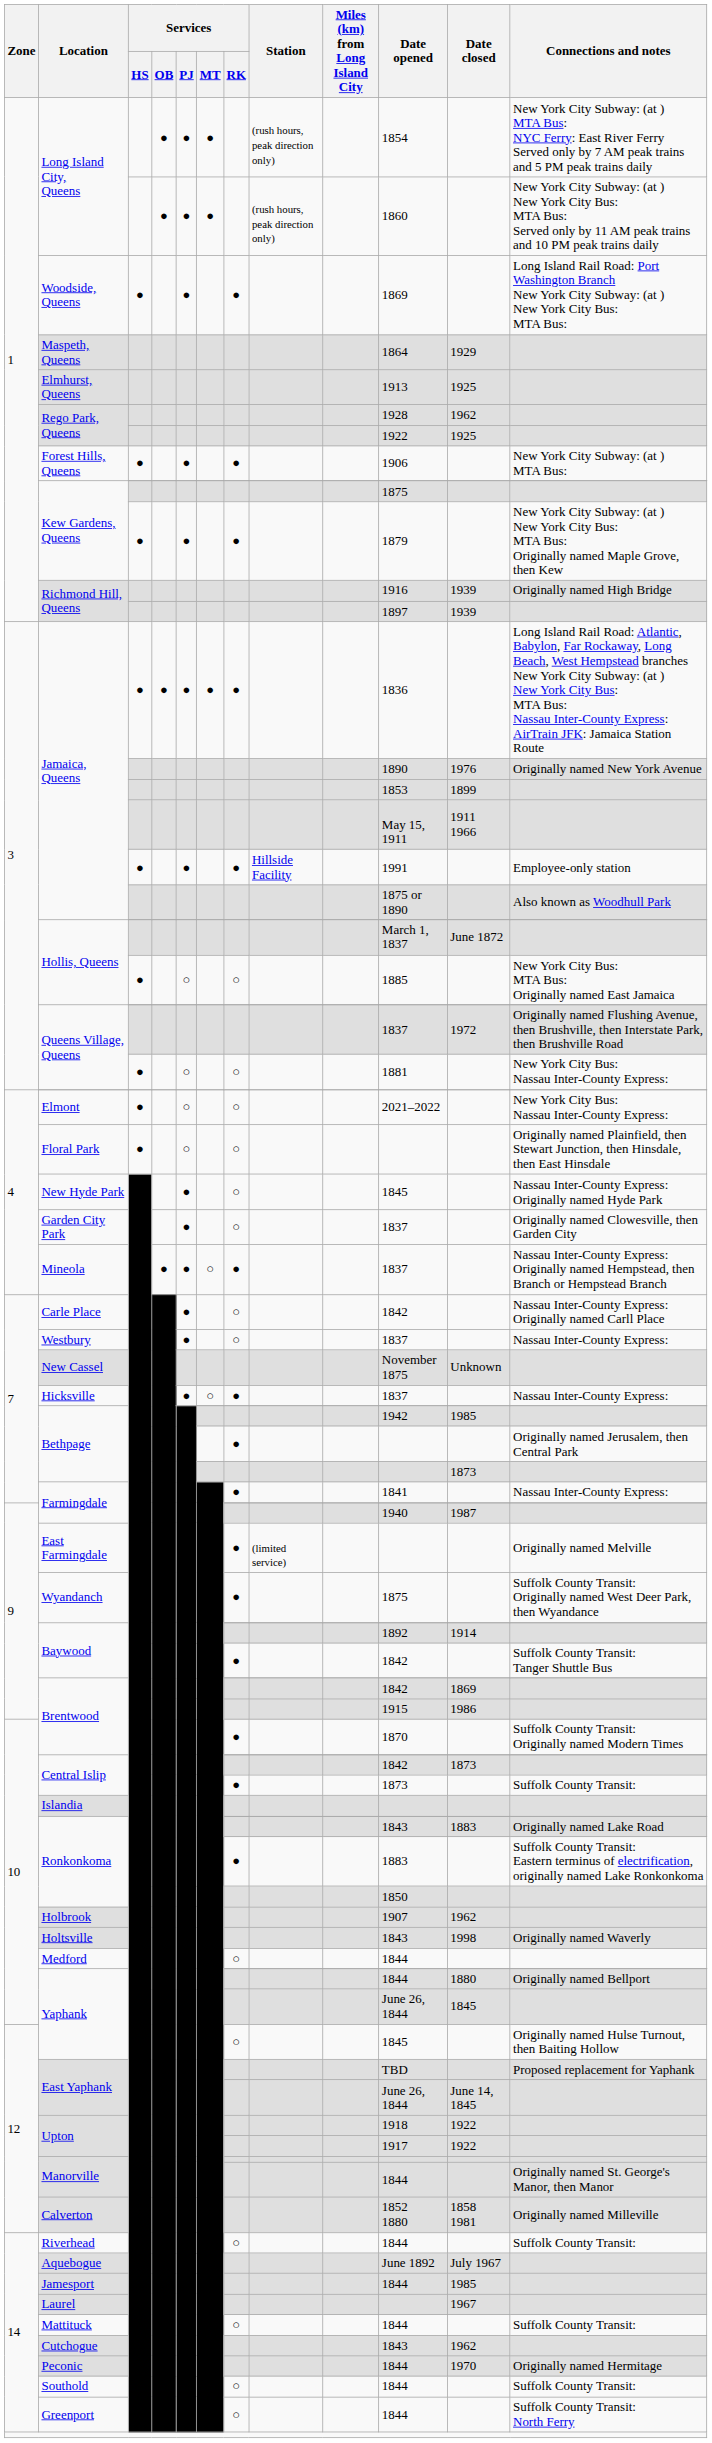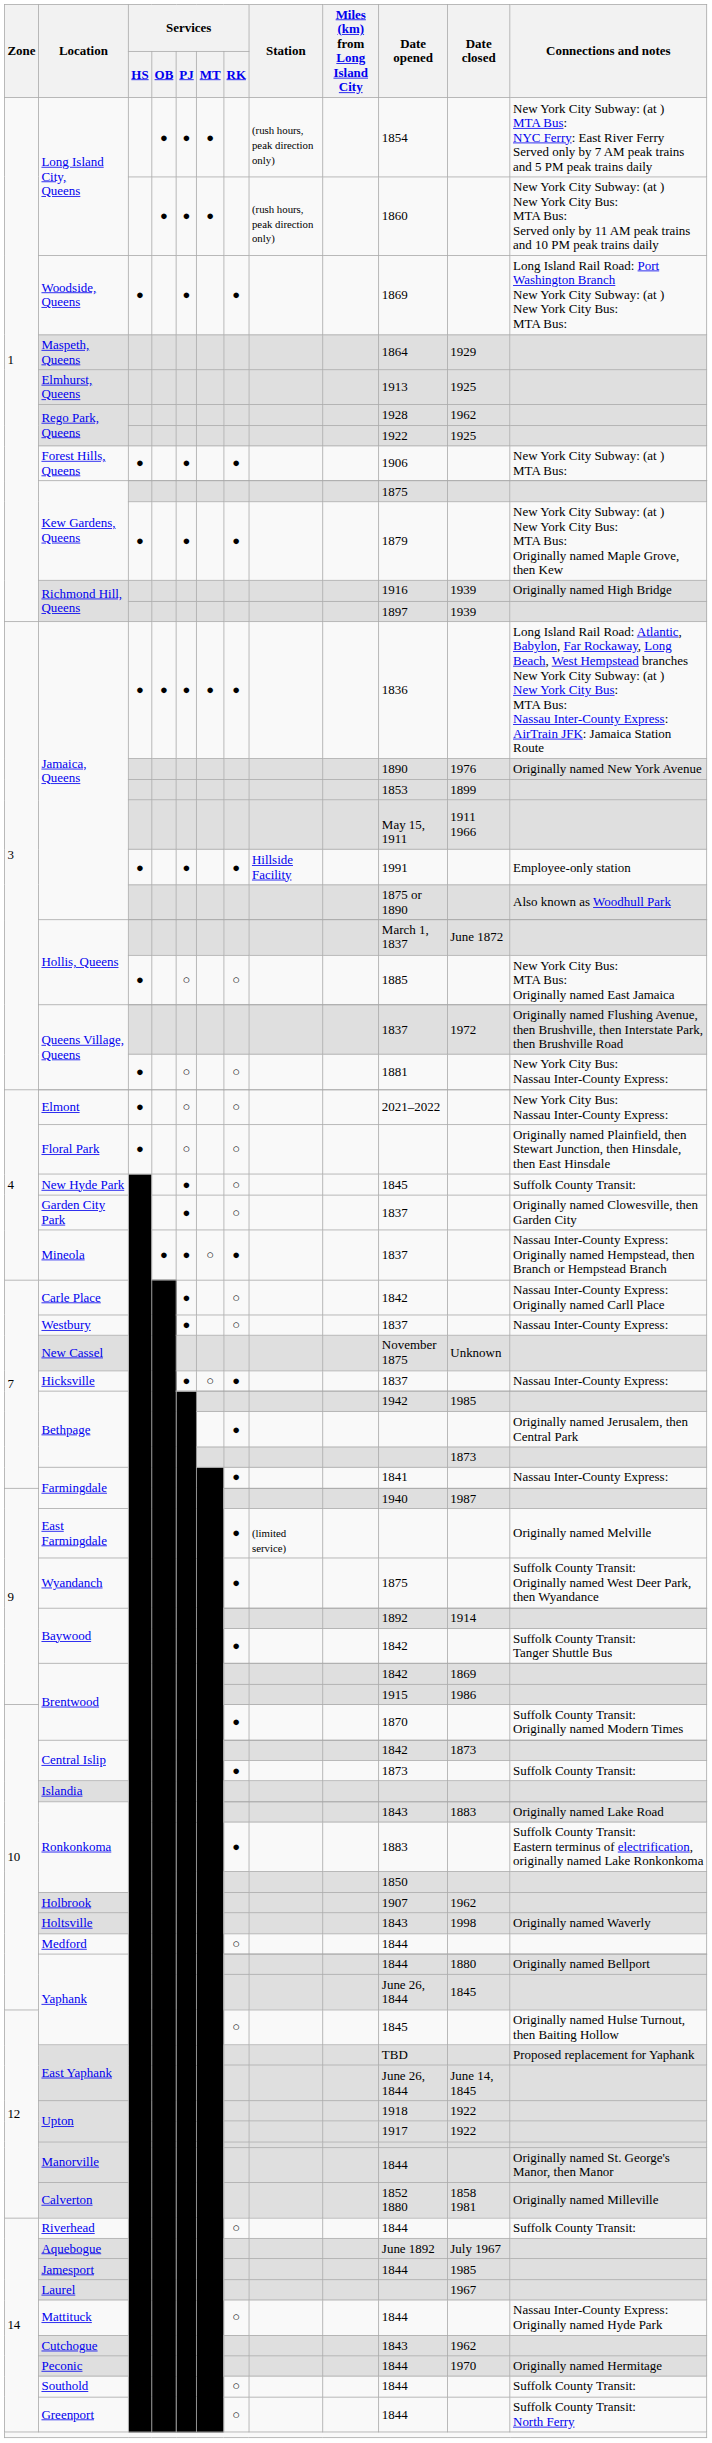(591, 1192) Nassau Inter-County Express: Originally named Hyde Park -> (574, 1184) Suffolk County Transit:
(574, 2324) Suffolk County Transit: -> (591, 2317) Nassau Inter-County Express: Originally named Hyde Park
